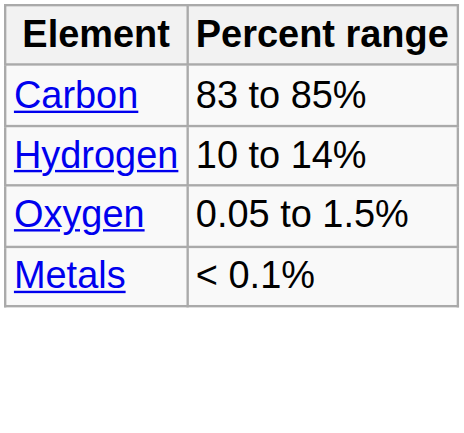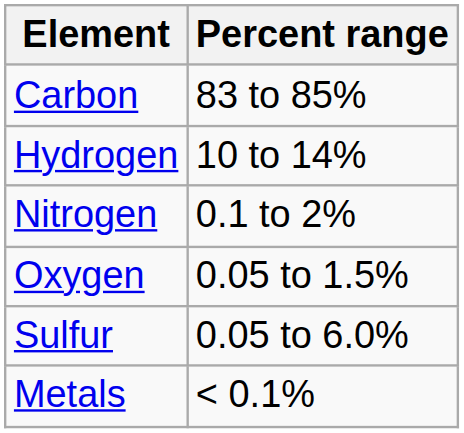+ row: (86, 214)
+ row: (63, 335)
